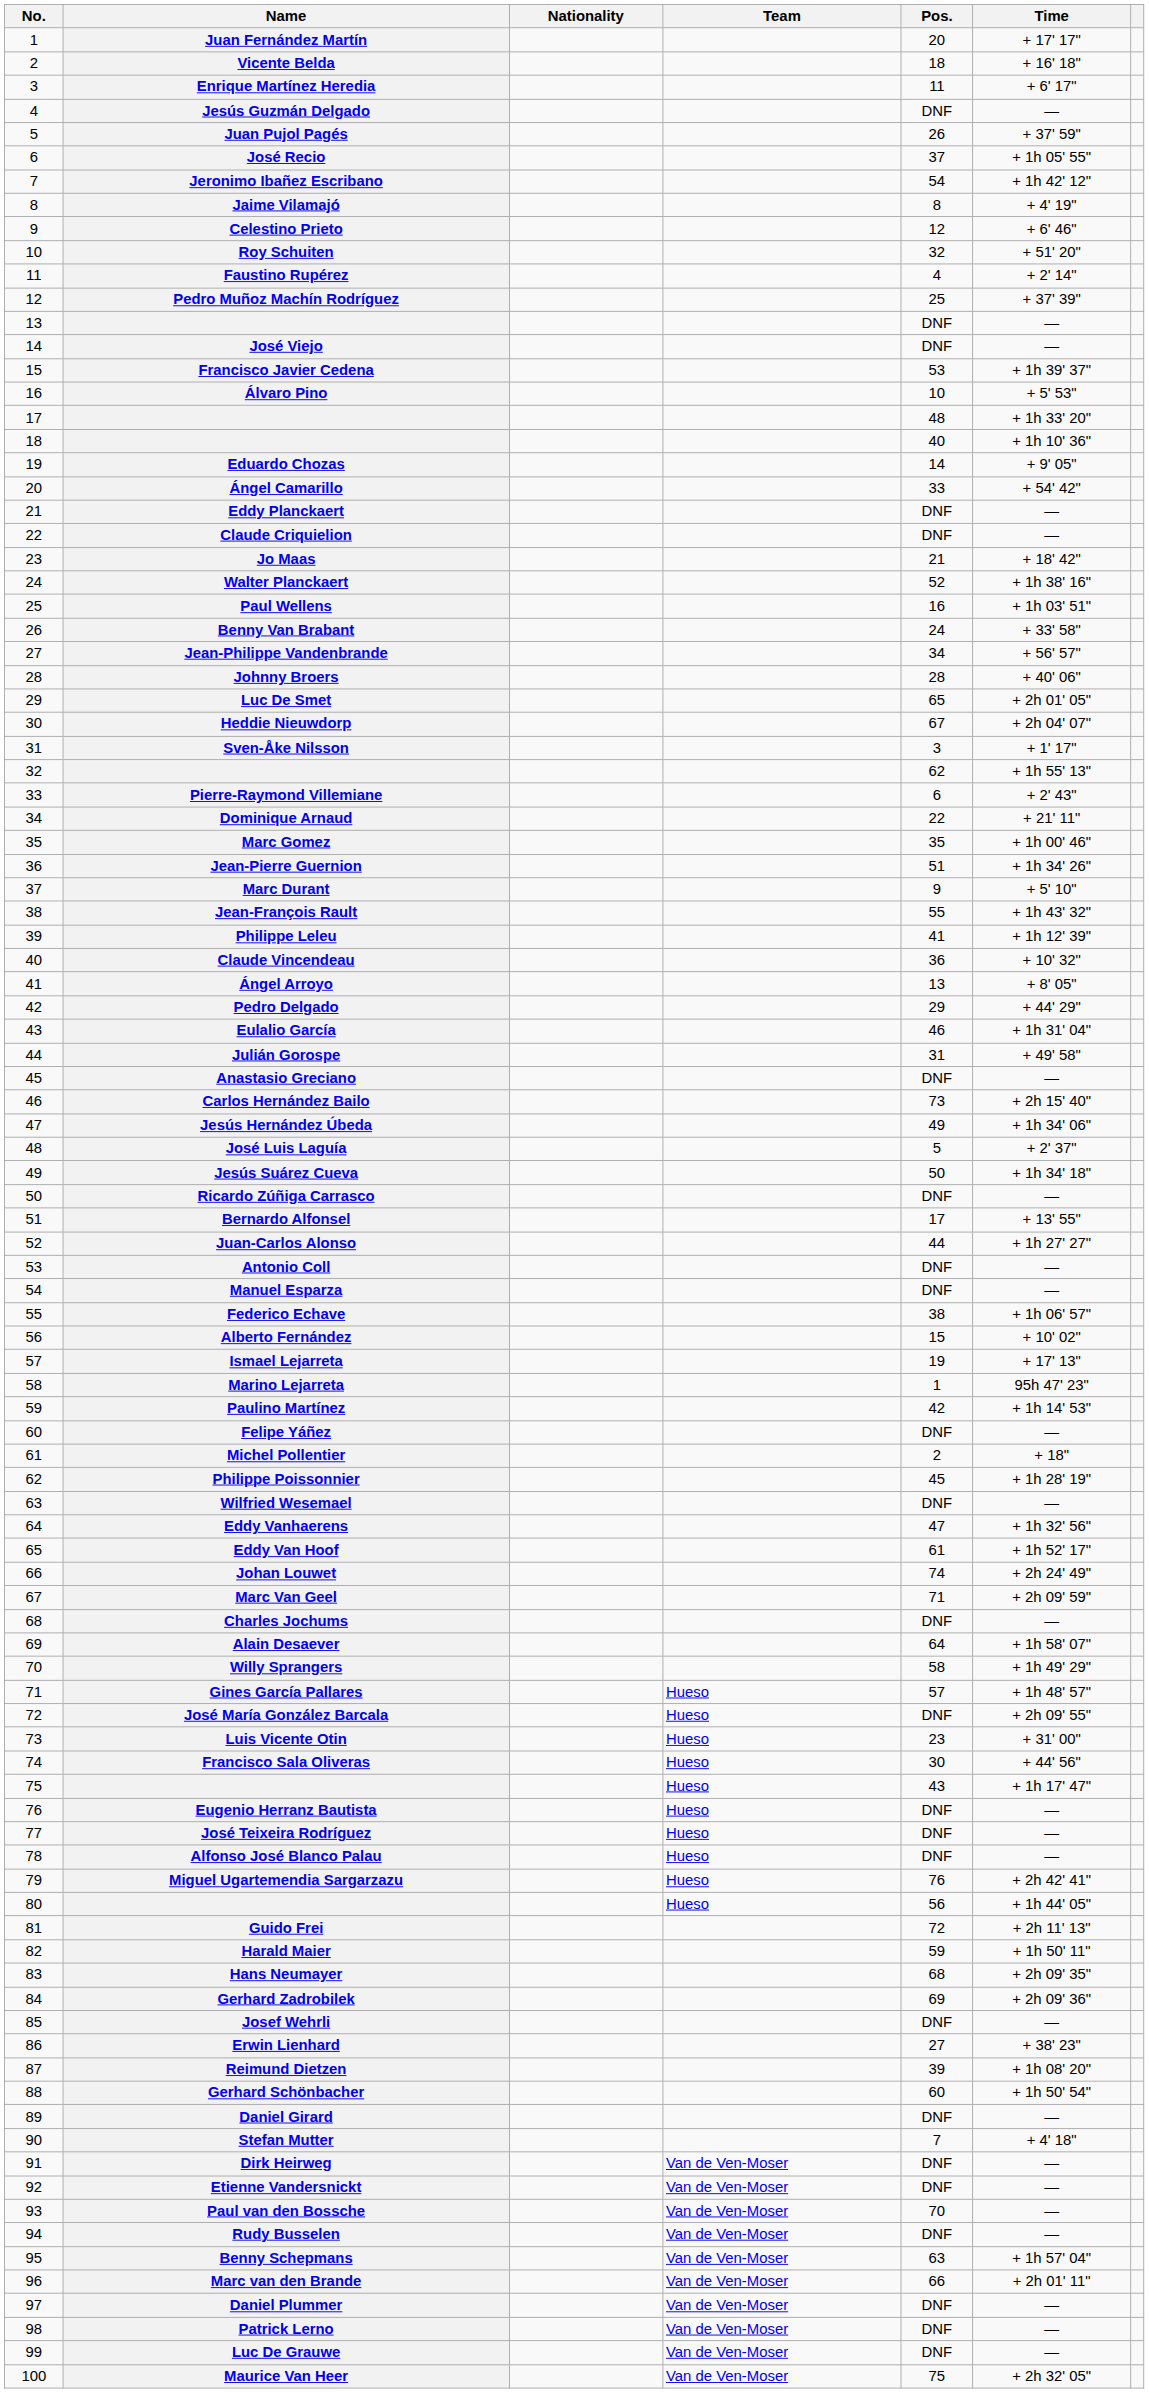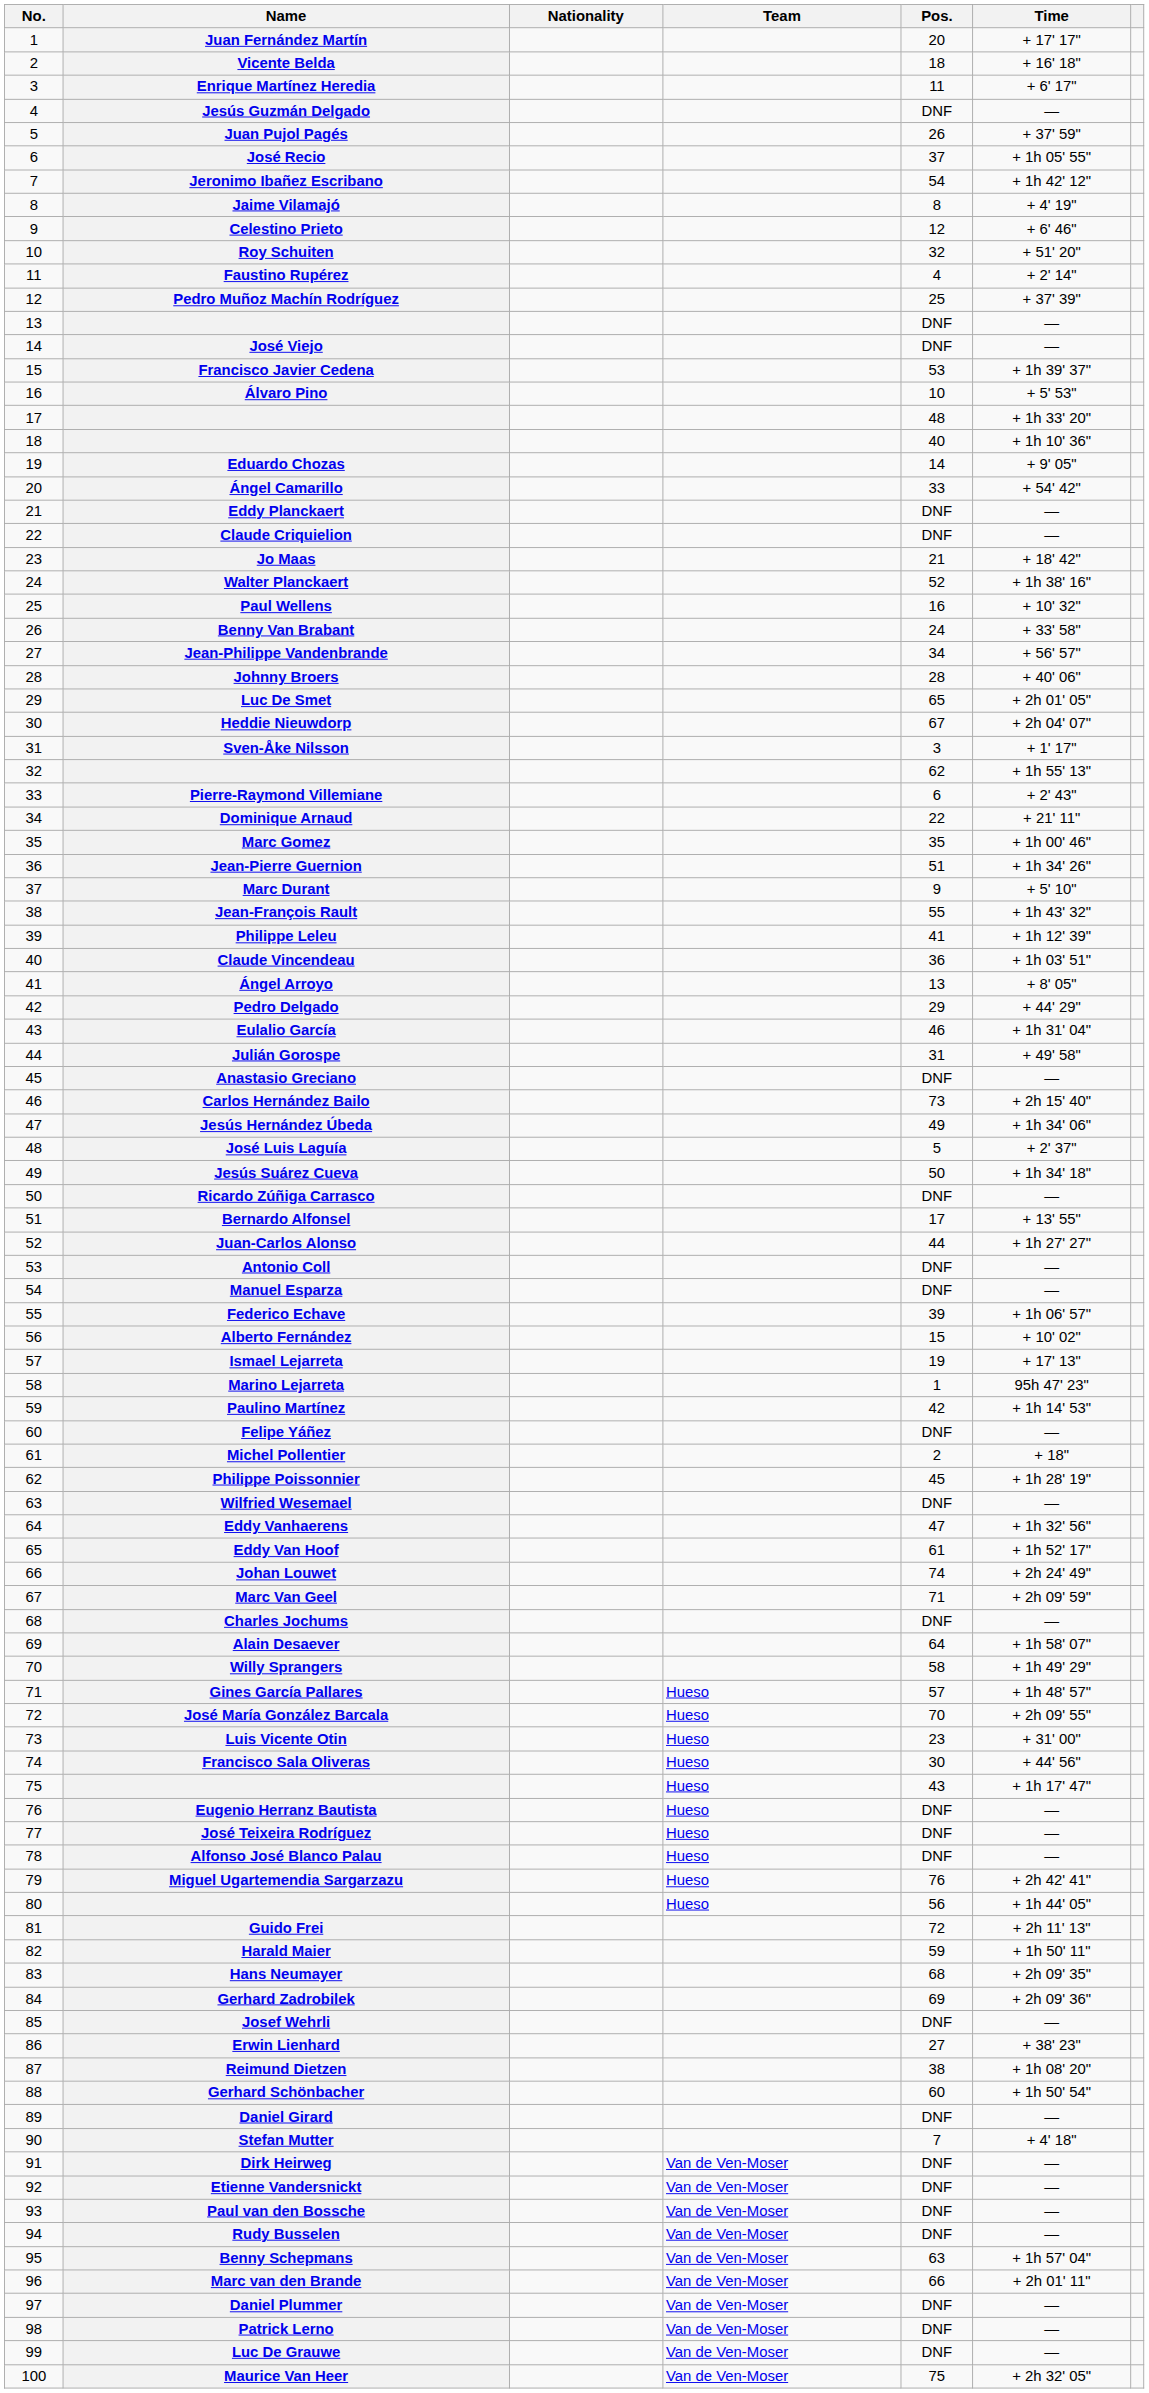(1052, 606) + 1h 03' 51" -> (1052, 606) + 10' 32"
(1052, 960) + 10' 32" -> (1052, 960) + 1h 03' 51"
(937, 1314) 38 -> (937, 1314) 39
(937, 1715) DNF -> (937, 1715) 70
(937, 2069) 39 -> (937, 2069) 38
(937, 2210) 70 -> (937, 2210) DNF
